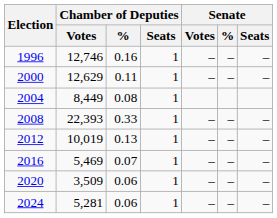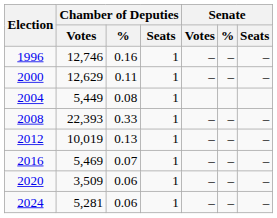(88, 98) 8,449 -> (88, 98) 5,449
